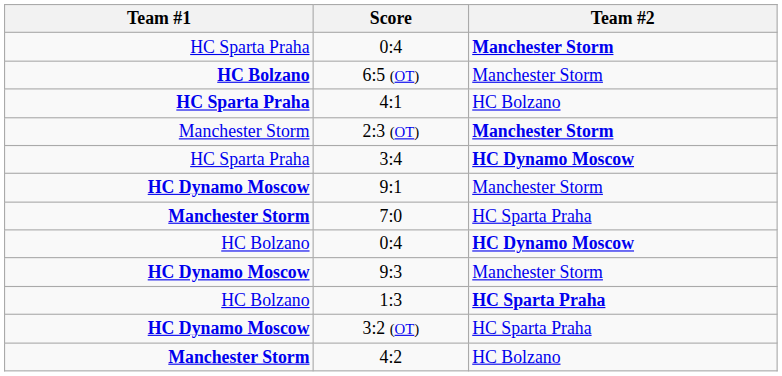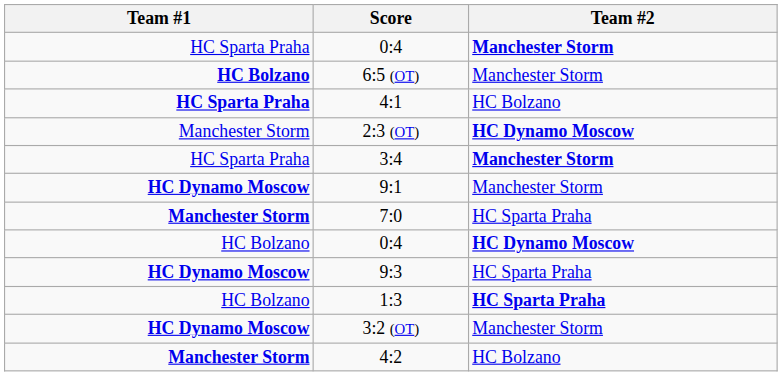(543, 131) Manchester Storm -> (553, 131) HC Dynamo Moscow
(553, 159) HC Dynamo Moscow -> (543, 159) Manchester Storm
(538, 272) Manchester Storm -> (532, 272) HC Sparta Praha
(532, 328) HC Sparta Praha -> (538, 328) Manchester Storm
